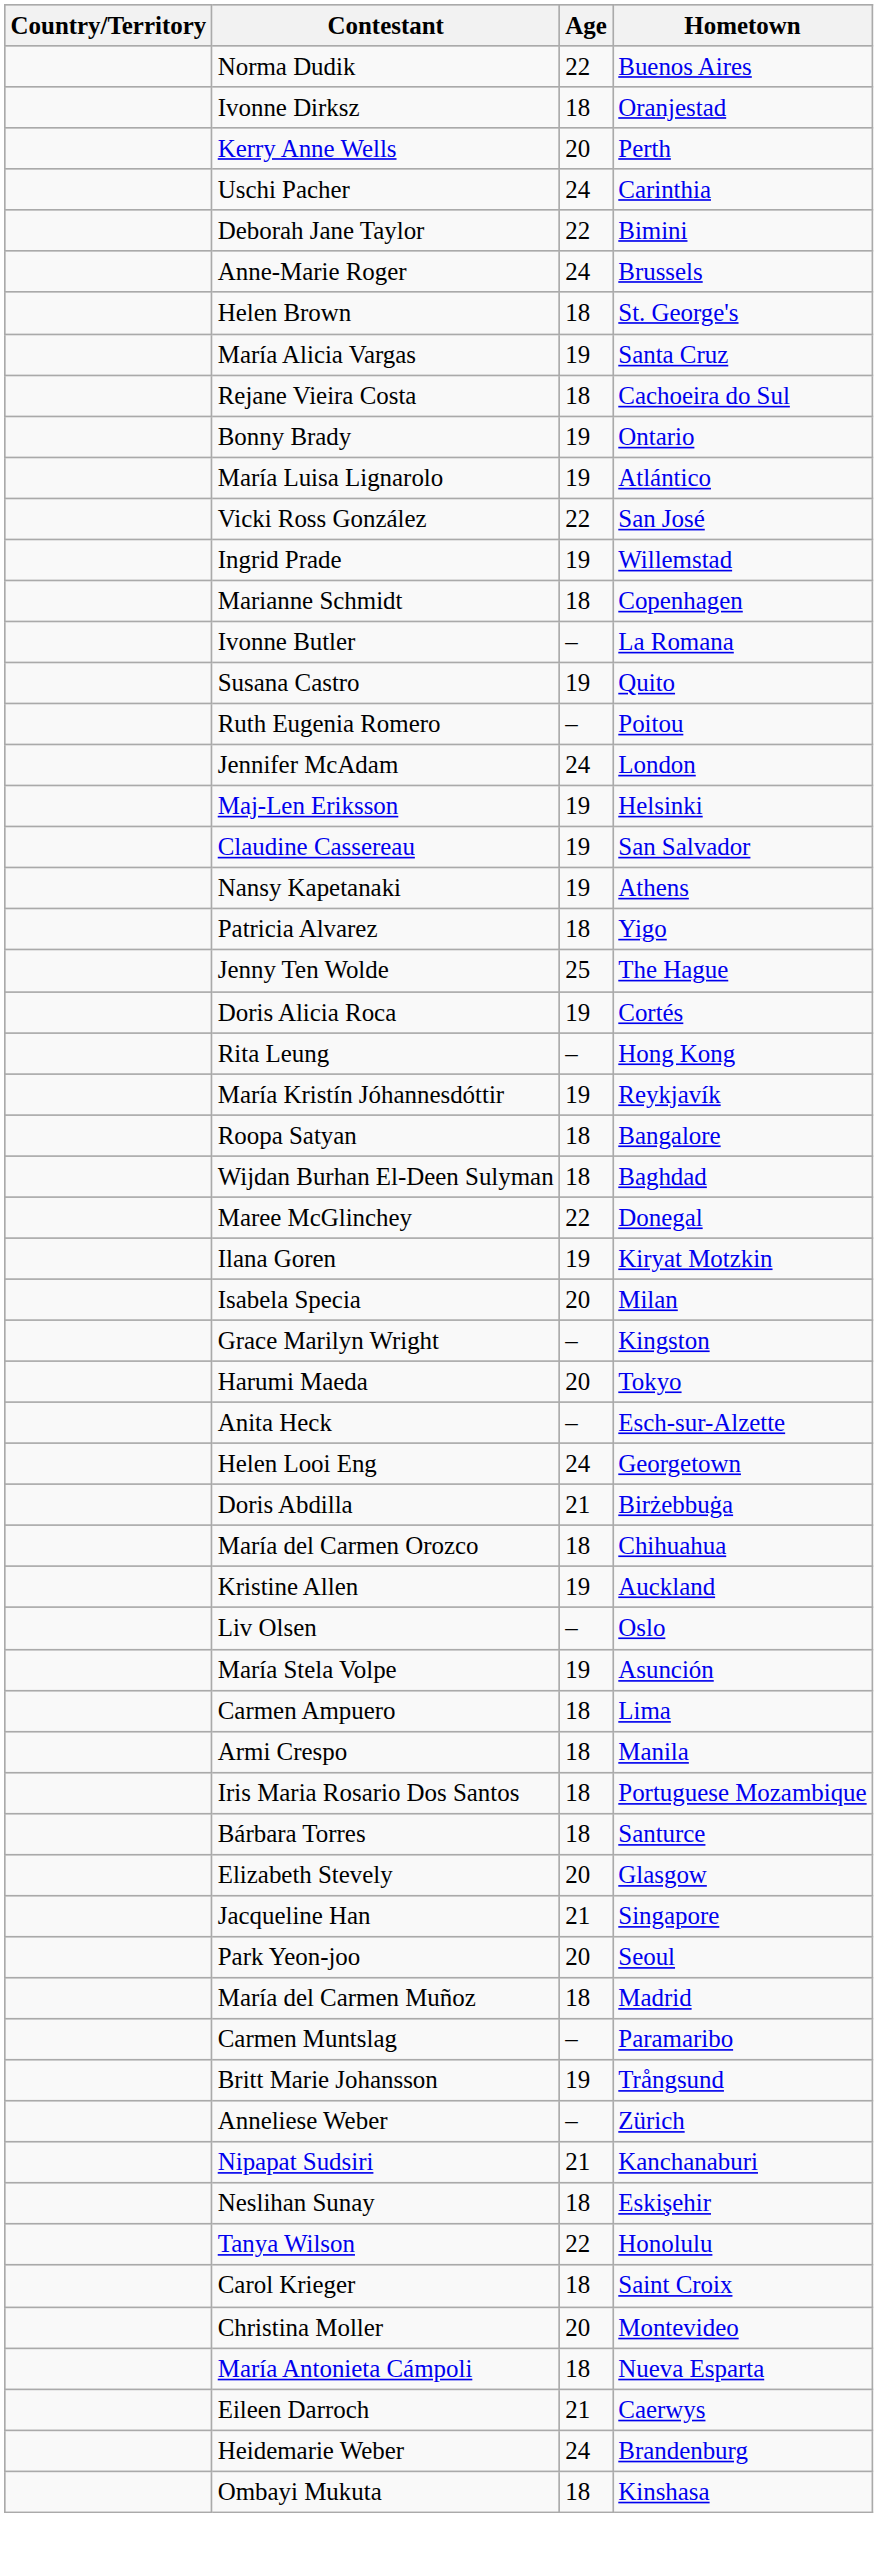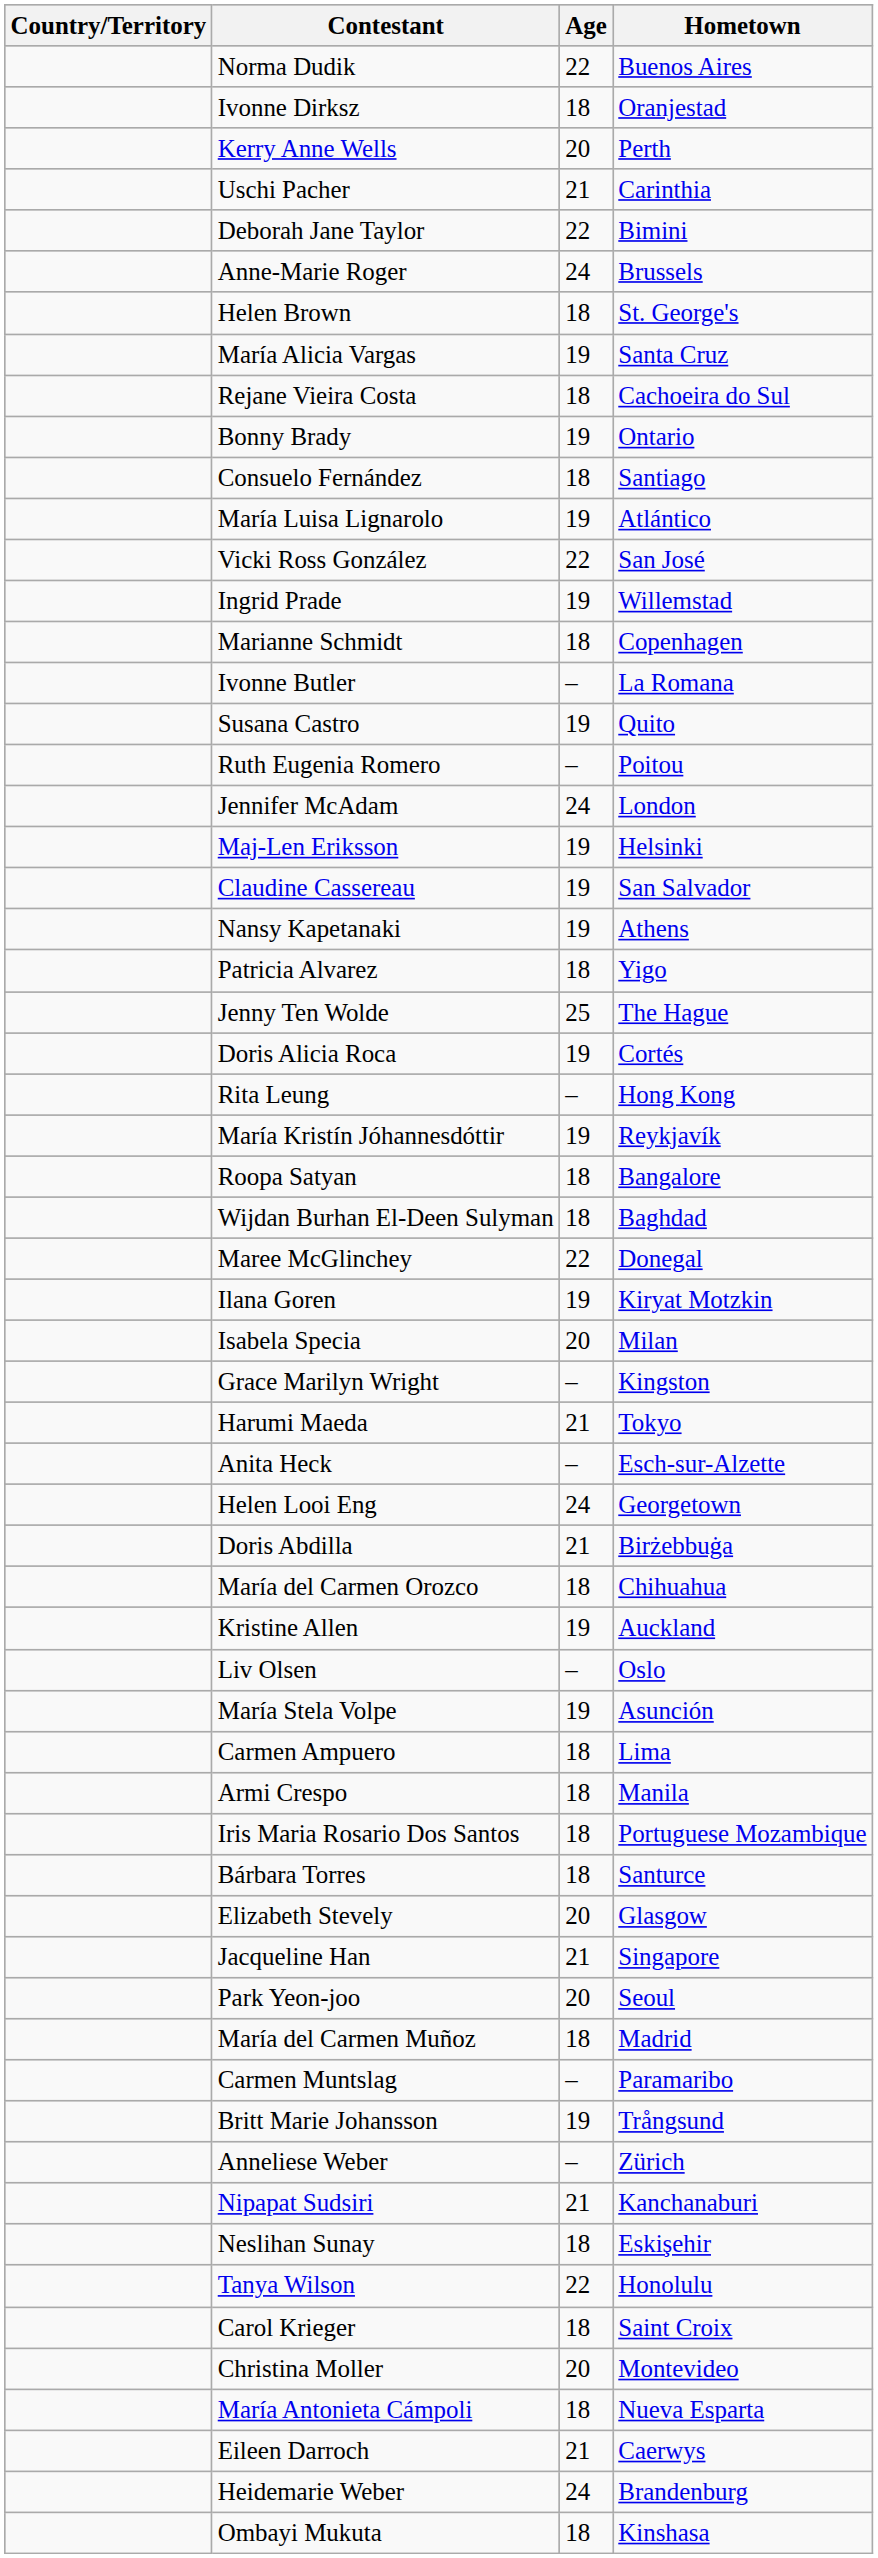(578, 189) 24 -> (578, 189) 21
+ row: (320, 477)
(578, 1381) 20 -> (578, 1422) 21
